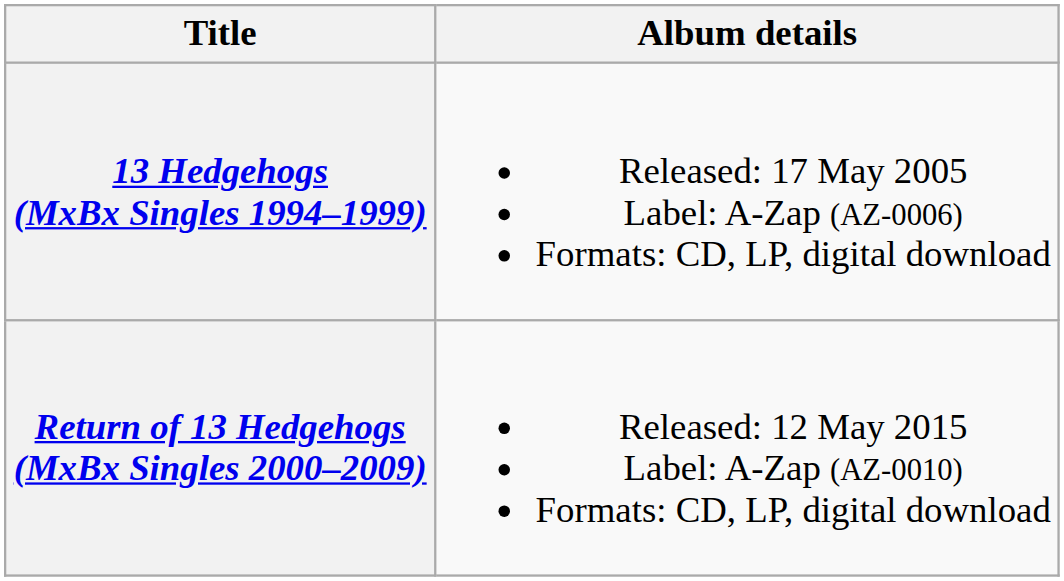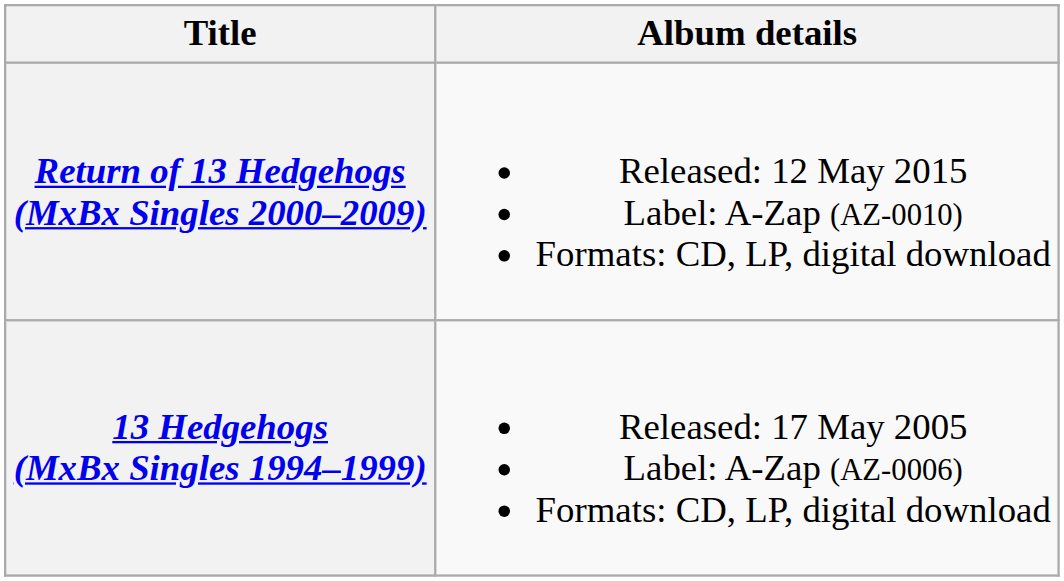rows swapped: (220, 190) <-> (220, 447)
